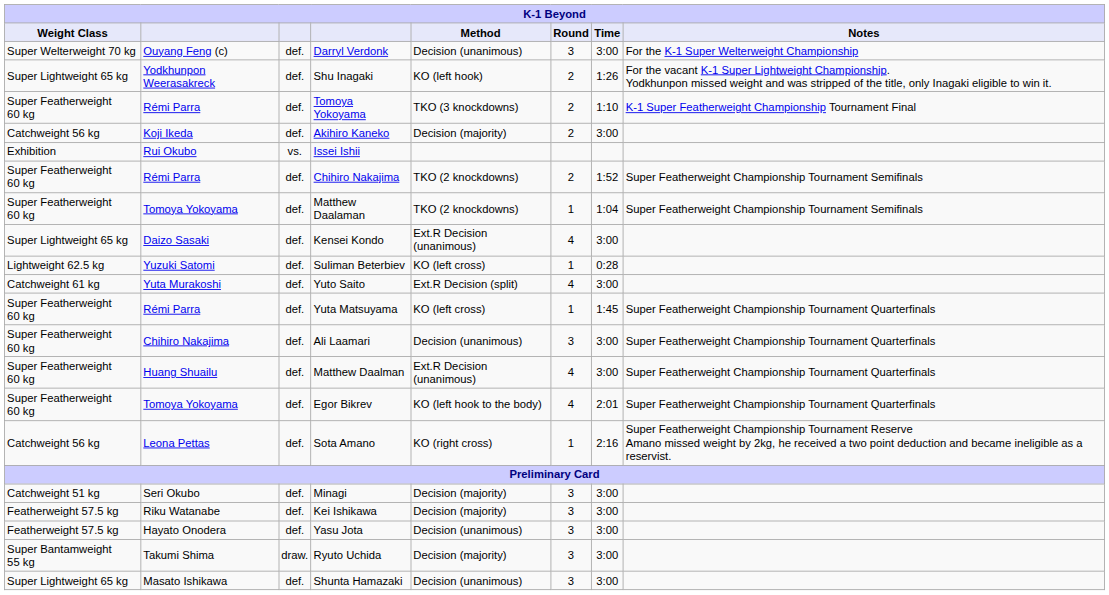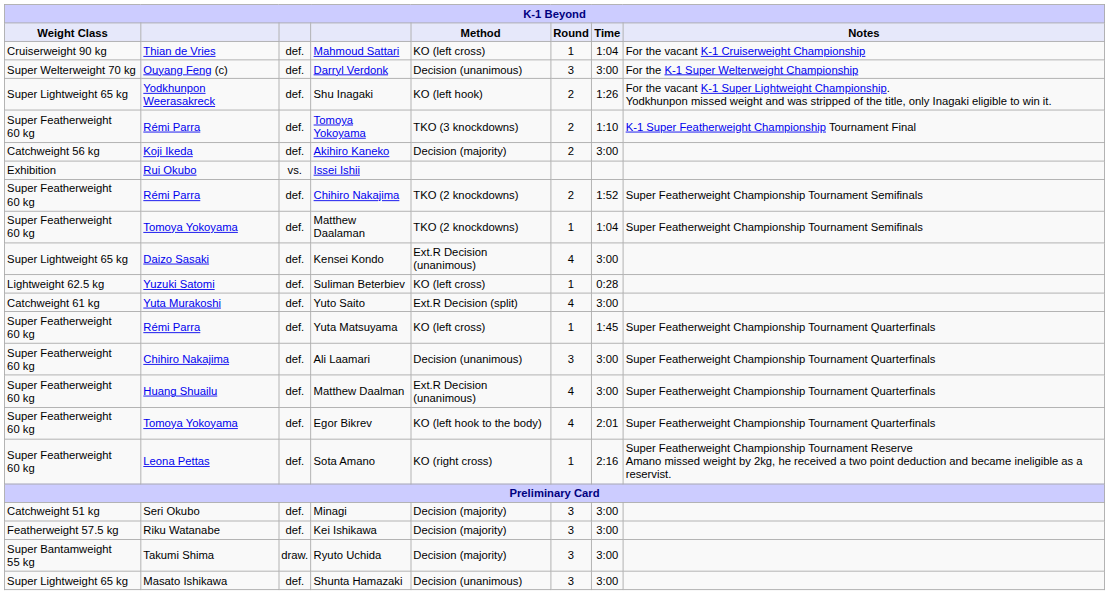+ row: (356, 51)
(53, 443) Catchweight 56 kg -> (59, 461) Super Featherweight 60 kg
- row: (338, 530)
